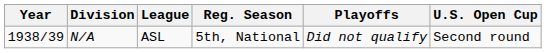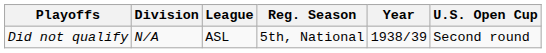columns swapped: (36, 15) <-> (367, 15)
